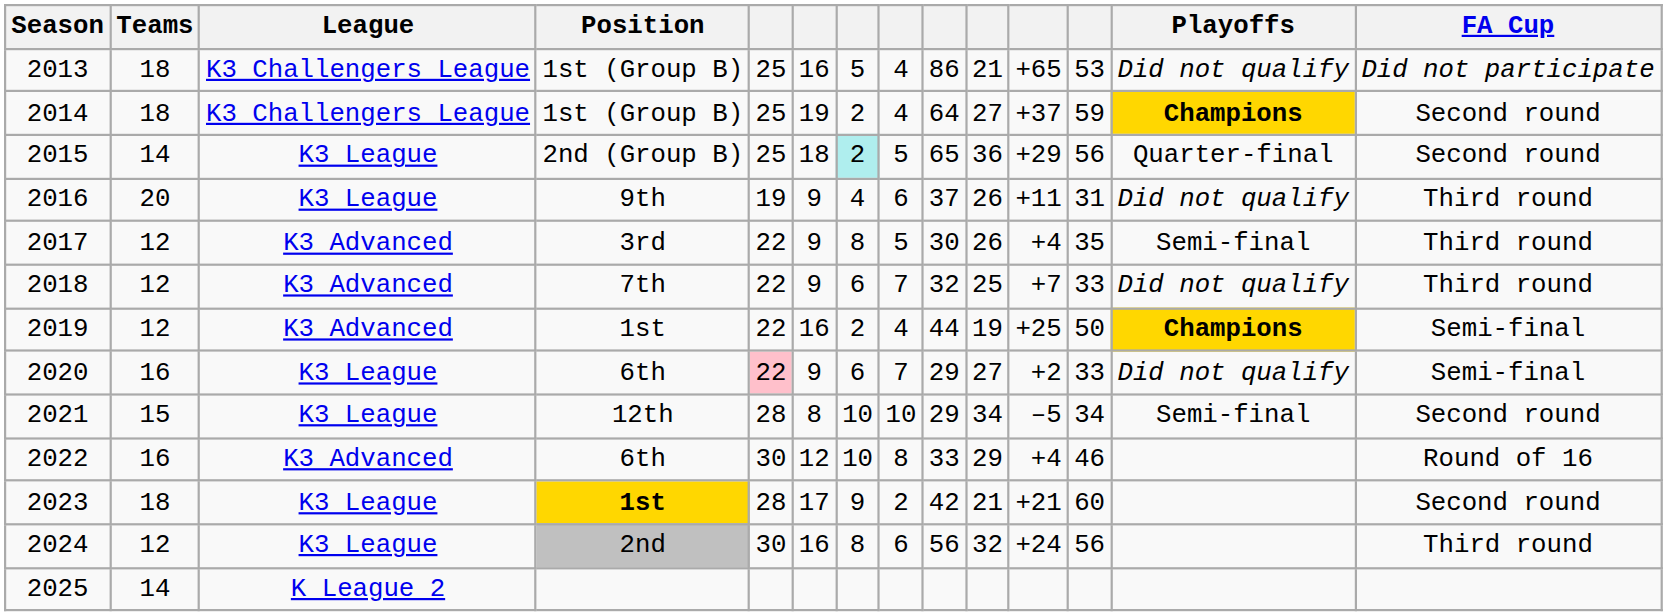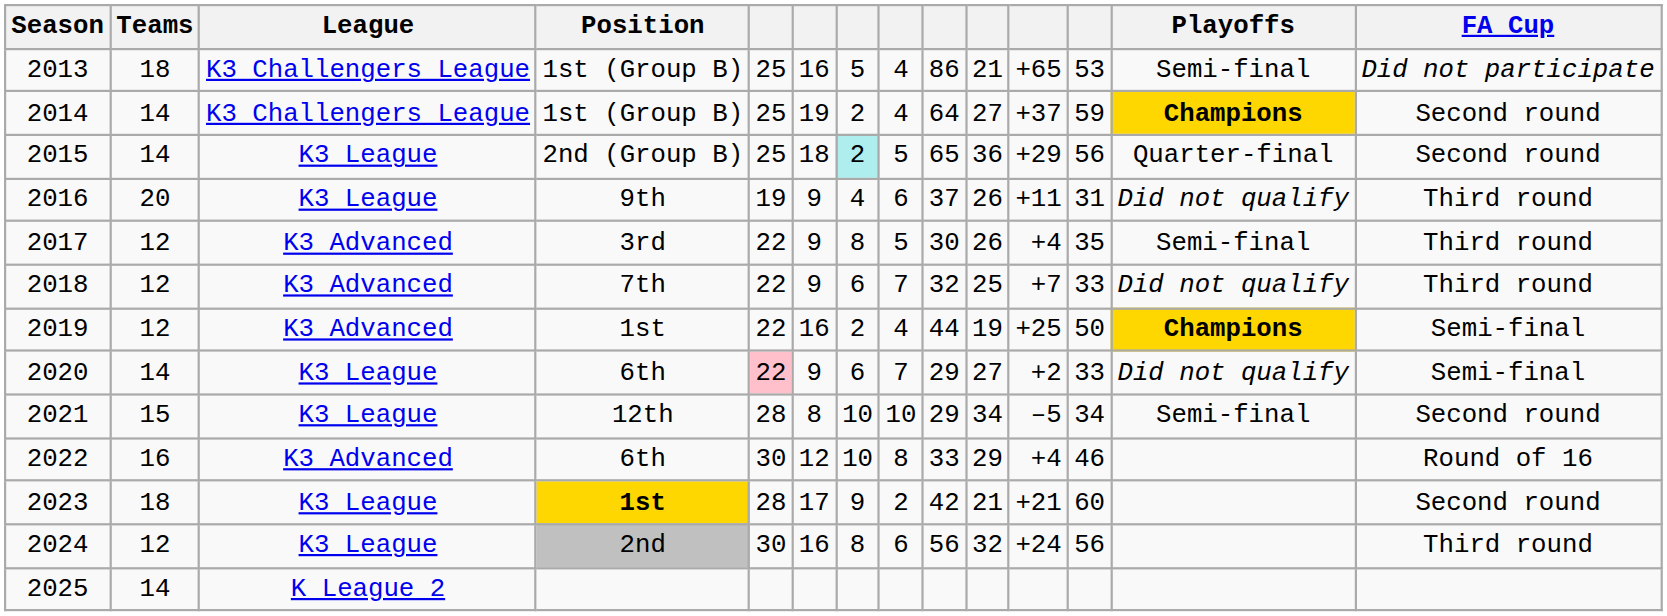(1233, 70) Did not qualify -> (1233, 70) Semi-final
(155, 113) 18 -> (155, 113) 14
(155, 372) 16 -> (155, 372) 14
